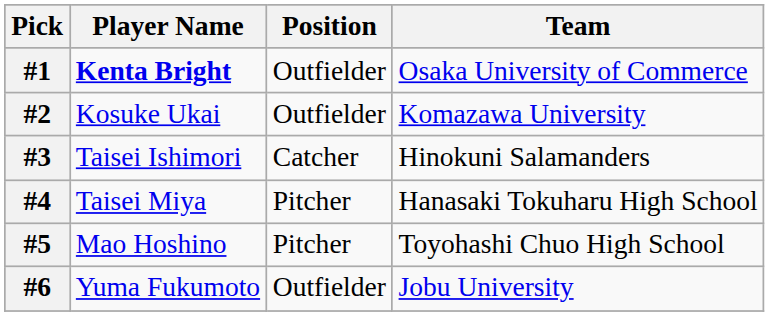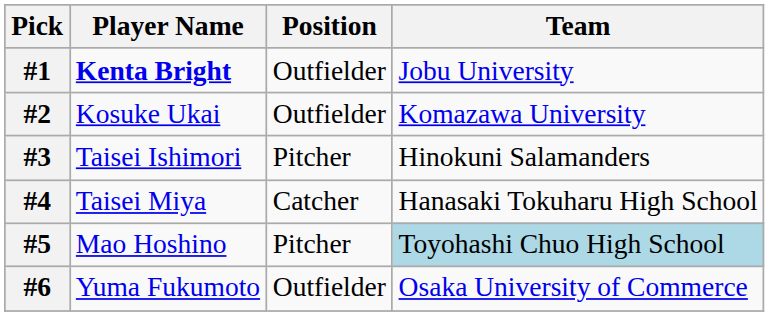(573, 69) Osaka University of Commerce -> (486, 69) Jobu University
(316, 157) Catcher -> (312, 157) Pitcher
(312, 200) Pitcher -> (316, 200) Catcher
(562, 244) no background -> (562, 244) lightblue background
(486, 288) Jobu University -> (573, 288) Osaka University of Commerce
